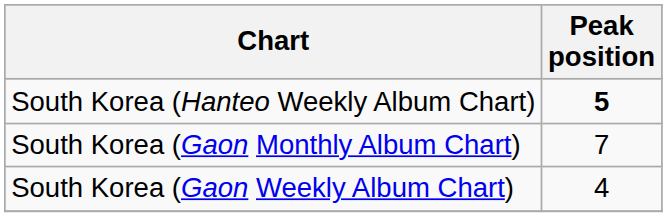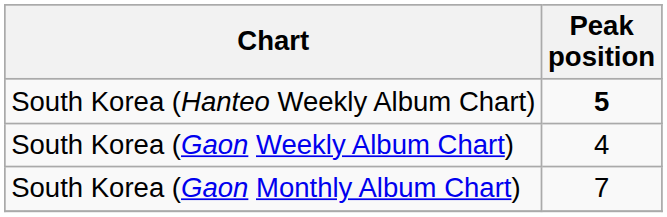rows swapped: (263, 188) <-> (266, 144)
